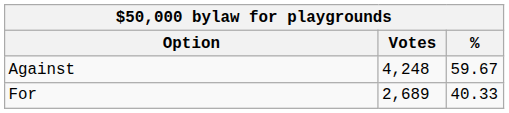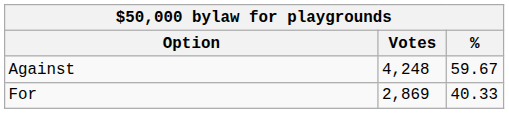(406, 95) 2,689 -> (406, 95) 2,869
